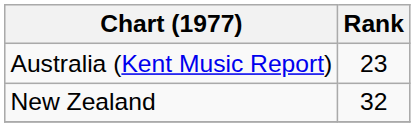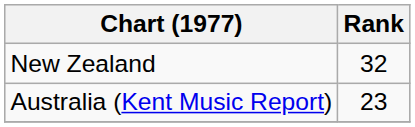rows swapped: (83, 102) <-> (171, 63)
